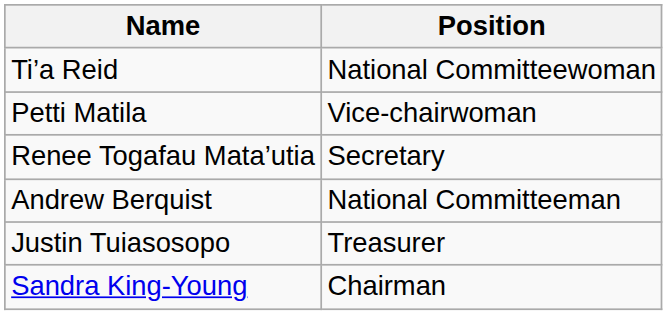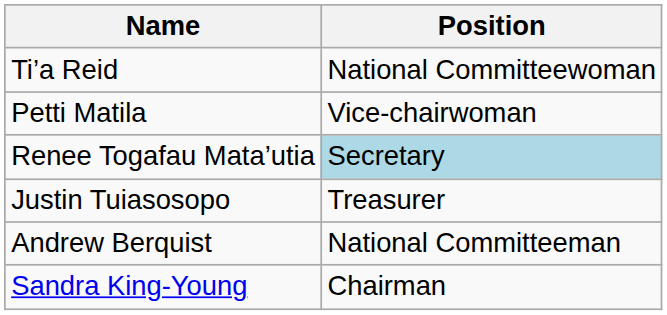(386, 156) no background -> (386, 156) lightblue background
rows swapped: (121, 243) <-> (112, 199)
